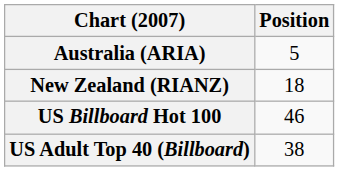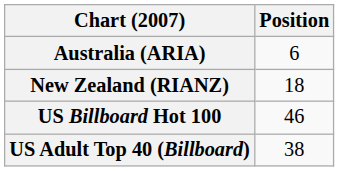(294, 52) 5 -> (294, 52) 6
